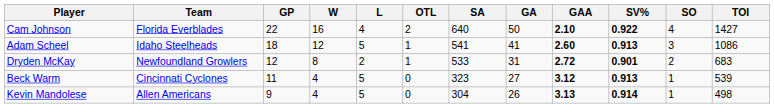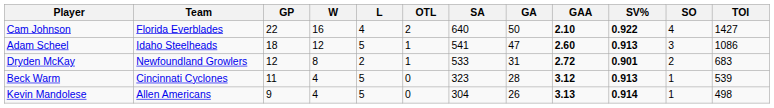(514, 45) 41 -> (514, 45) 47
(514, 78) 27 -> (514, 78) 28
